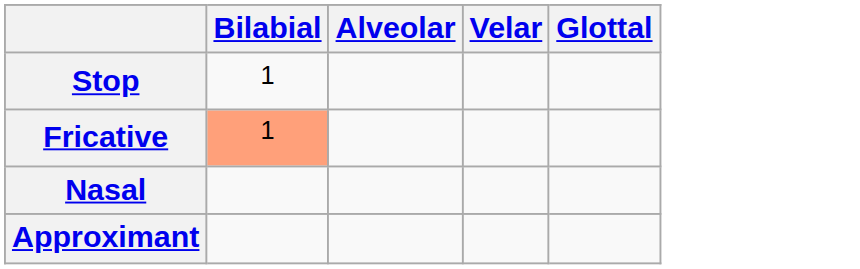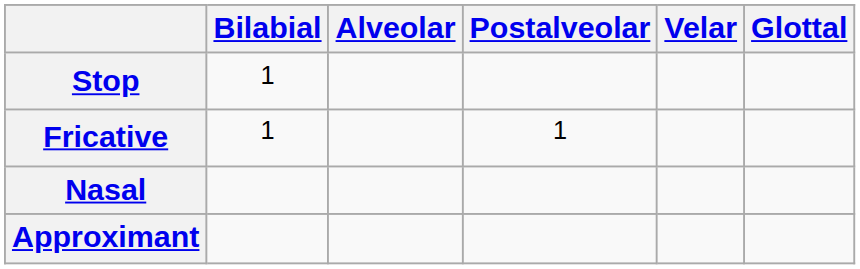+ column: (560, 28)
(267, 131) lightsalmon background -> (267, 131) no background
